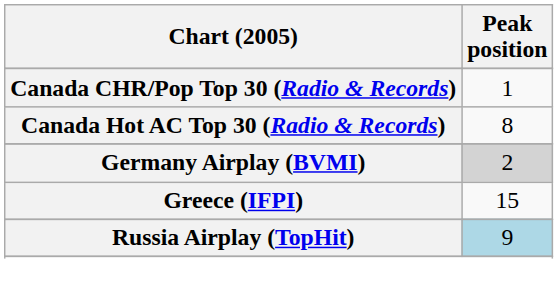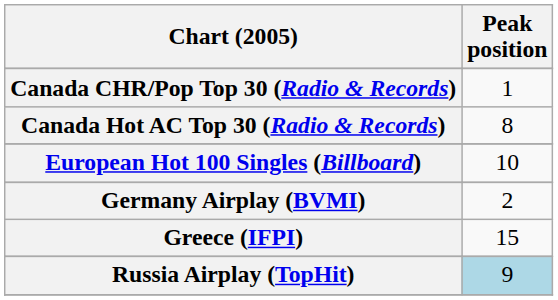+ row: (233, 162)
(507, 162) lightgrey background -> (507, 200) no background
